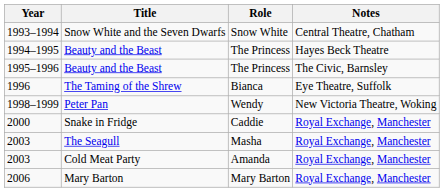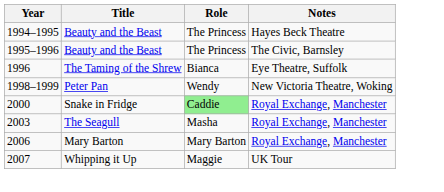- row: (33, 31)
(247, 123) no background -> (203, 104) lightgreen background
- row: (19, 159)
+ row: (19, 159)
